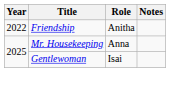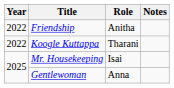+ row: (65, 43)
(119, 43) Anna -> (115, 59) Isai
(115, 59) Isai -> (119, 75) Anna
